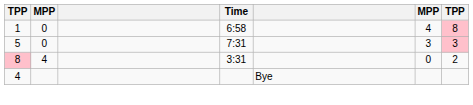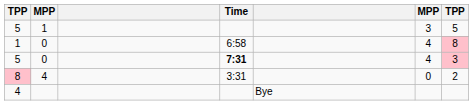+ row: (18, 28)
(236, 44) normal -> (236, 60) bold
(428, 44) 3 -> (428, 60) 4
